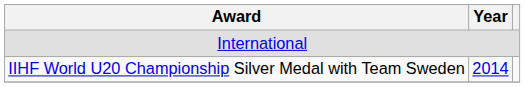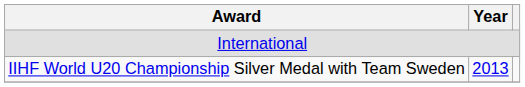(491, 69) 2014 -> (491, 69) 2013
